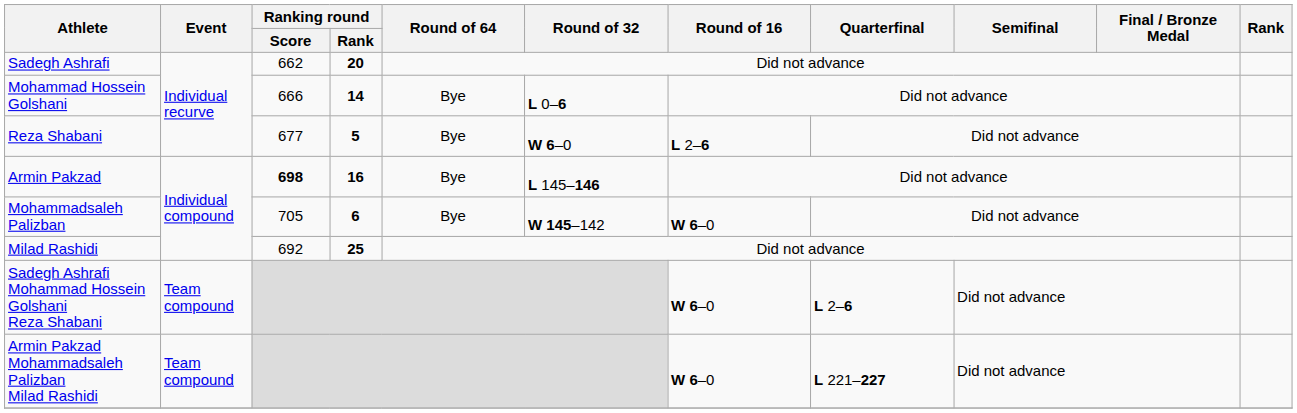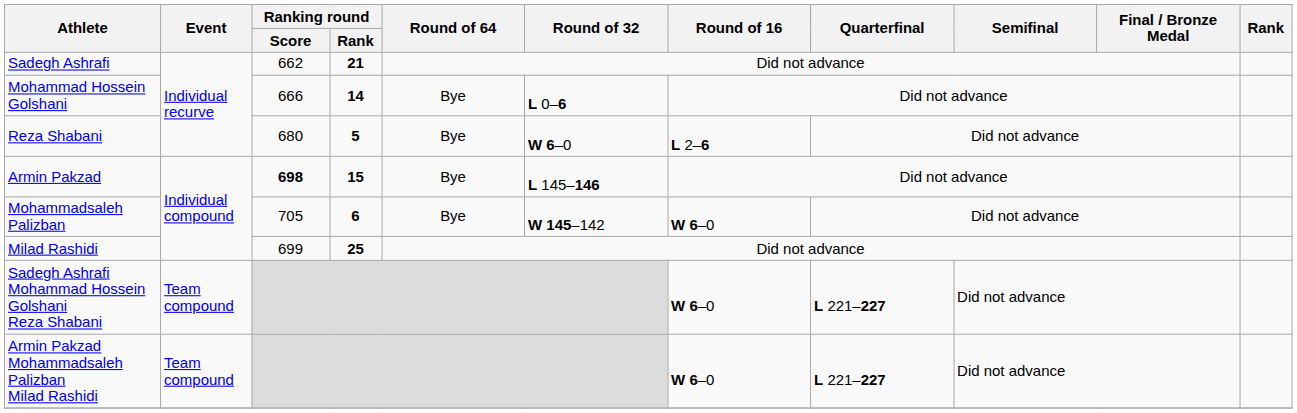(356, 64) 20 -> (356, 64) 21
(291, 136) 677 -> (291, 136) 680
(356, 177) 16 -> (356, 177) 15
(291, 249) 692 -> (291, 249) 699
(833, 306) L 2–6 -> (850, 306) L 221–227
